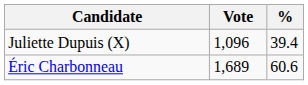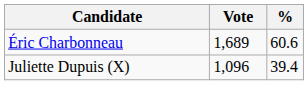rows swapped: (66, 67) <-> (69, 42)
